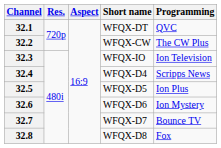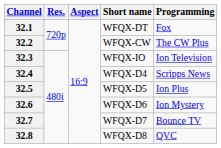(166, 27) QVC -> (164, 27) Fox
(164, 136) Fox -> (166, 136) QVC
